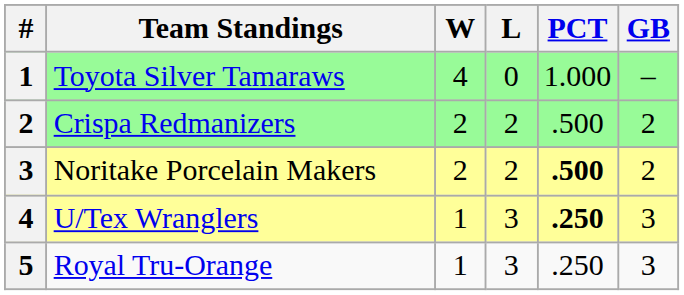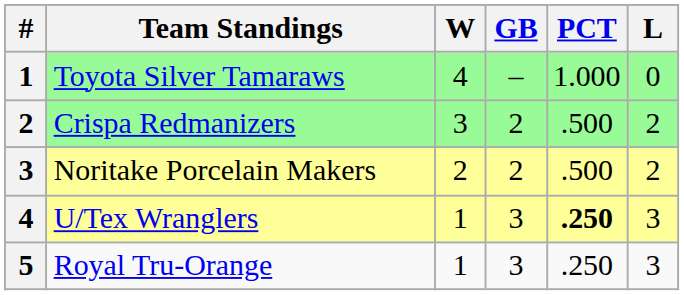columns swapped: (511, 28) <-> (648, 28)
(460, 123) 2 -> (460, 123) 3
(578, 170) bold -> (587, 170) normal
